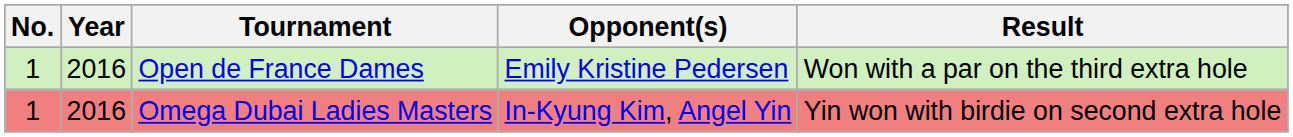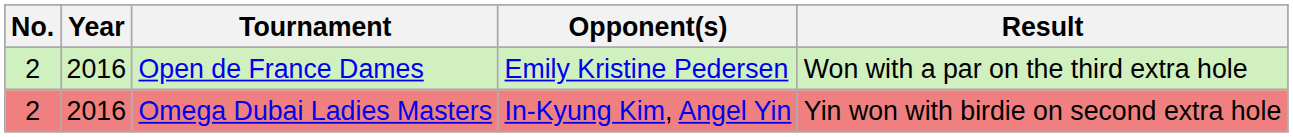(33, 69) 1 -> (33, 69) 2
(33, 111) 1 -> (33, 111) 2
